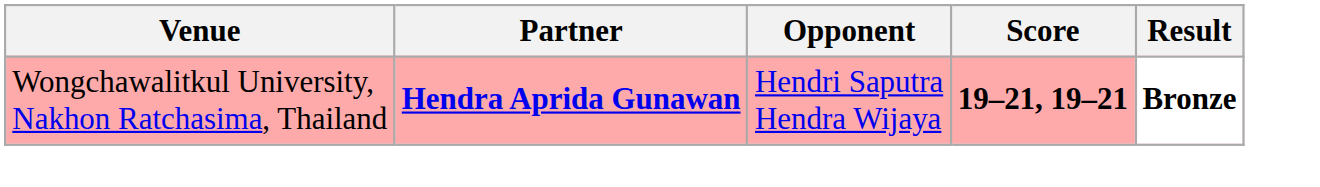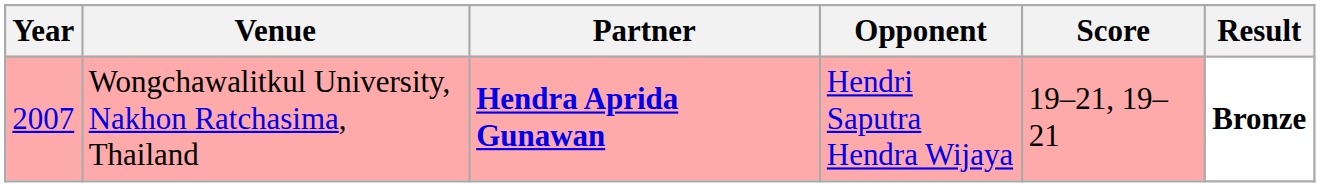+ column: (43, 30)
(1043, 99) bold -> (1098, 118) normal
